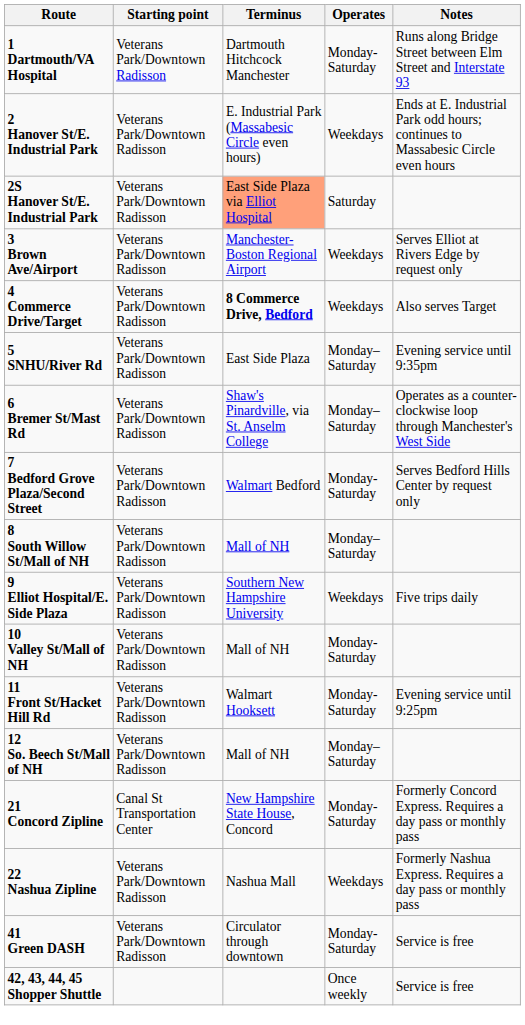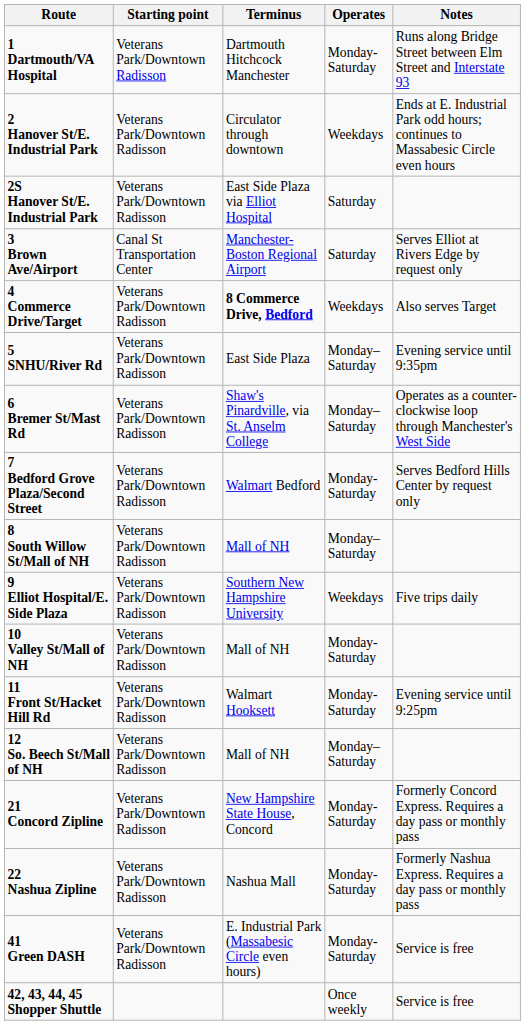(274, 134) E. Industrial Park (Massabesic Circle even hours) -> (255, 134) Circulator through downtown
(268, 202) lightsalmon background -> (268, 202) no background
(161, 254) Veterans Park/Downtown Radisson -> (156, 254) Canal St Transportation Center
(356, 254) Weekdays -> (352, 254) Saturday
(156, 814) Canal St Transportation Center -> (161, 814) Veterans Park/Downtown Radisson
(356, 881) Weekdays -> (353, 881) Monday-Saturday
(255, 941) Circulator through downtown -> (274, 949) E. Industrial Park (Massabesic Circle even hours)
